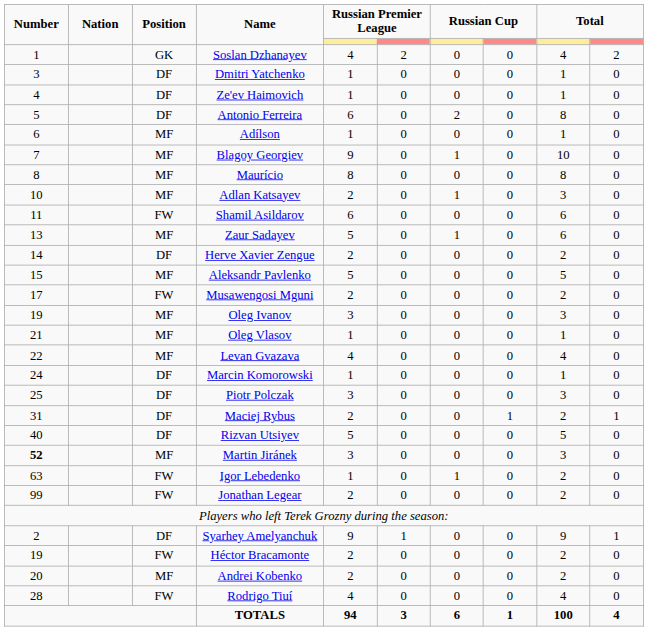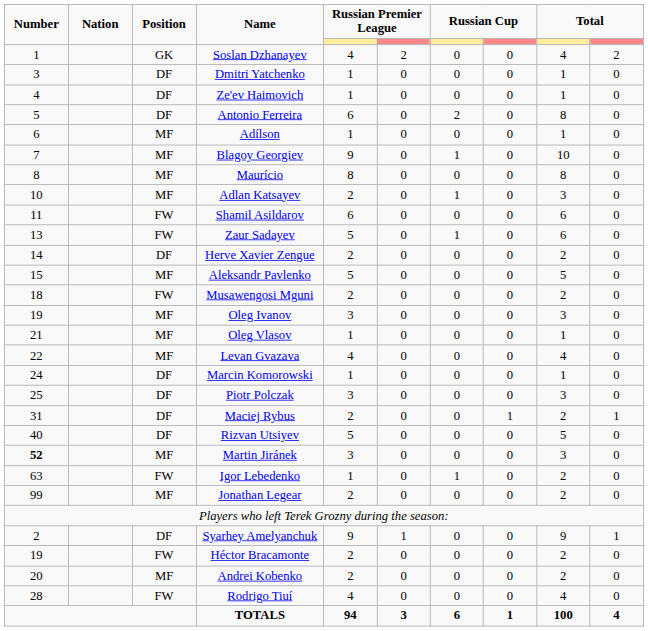(164, 235) MF -> (164, 235) FW
(36, 295) 17 -> (36, 295) 18
(164, 495) FW -> (164, 495) MF
